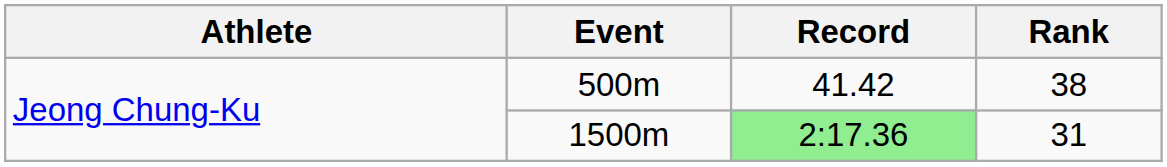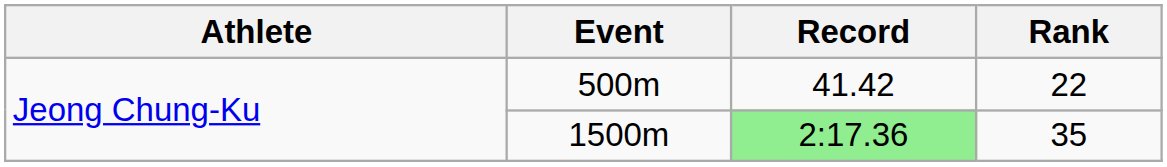(1069, 84) 38 -> (1069, 84) 22
(1069, 136) 31 -> (1069, 136) 35
